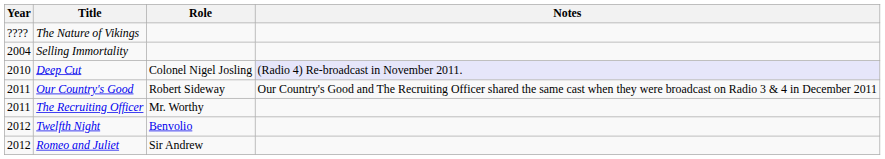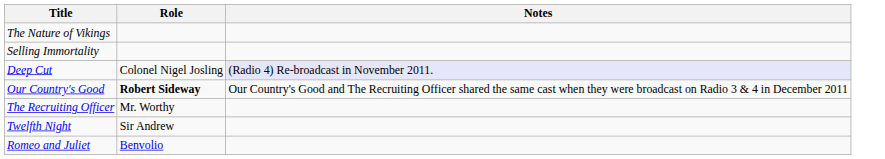- column: (19, 13)
(187, 88) normal -> (160, 88) bold
(171, 126) Benvolio -> (147, 126) Sir Andrew
(176, 145) Sir Andrew -> (141, 145) Benvolio
